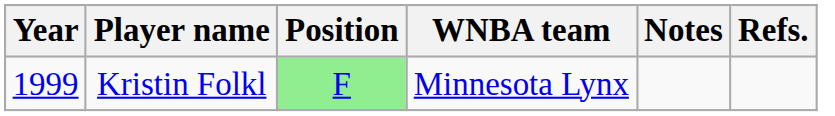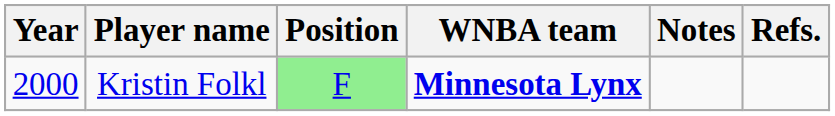(46, 82) 1999 -> (46, 82) 2000
(521, 82) normal -> (528, 82) bold
